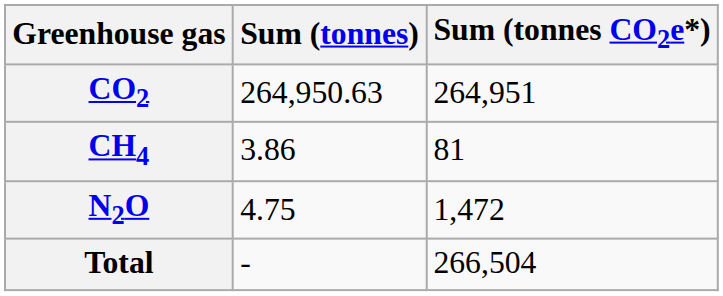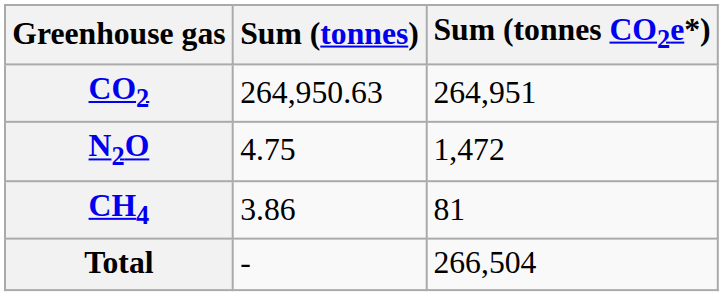rows swapped: (119, 150) <-> (119, 209)
